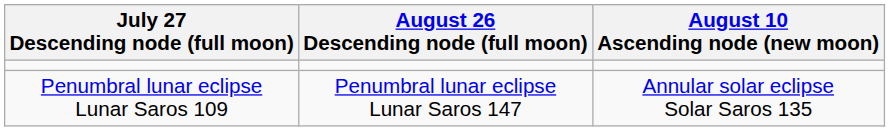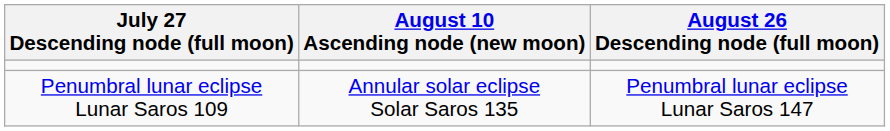columns swapped: (738, 32) <-> (445, 32)
